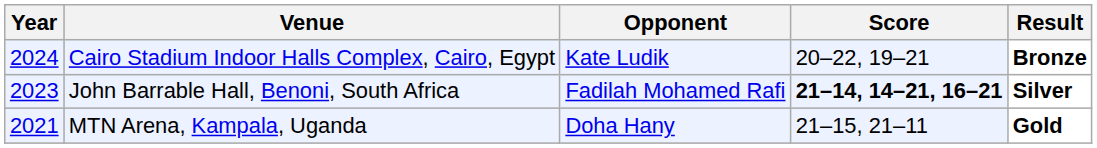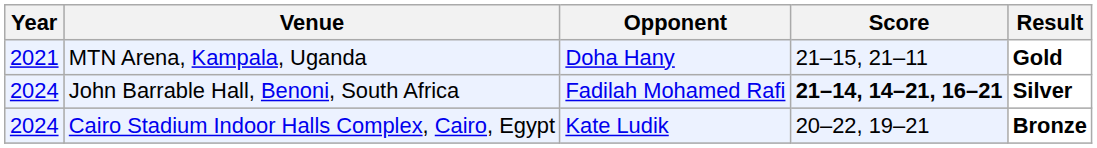rows swapped: (218, 126) <-> (312, 57)
(34, 92) 2023 -> (34, 92) 2024
